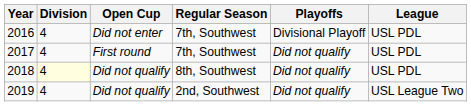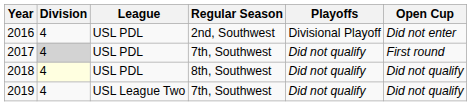columns swapped: (417, 14) <-> (131, 14)
(216, 33) 7th, Southwest -> (233, 33) 2nd, Southwest
(43, 52) no background -> (43, 52) lightgrey background
(217, 91) 2nd, Southwest -> (231, 91) 7th, Southwest
